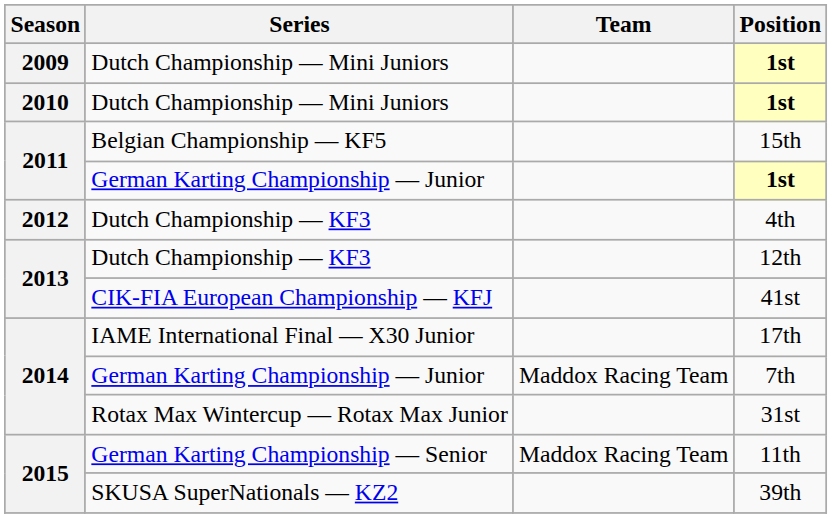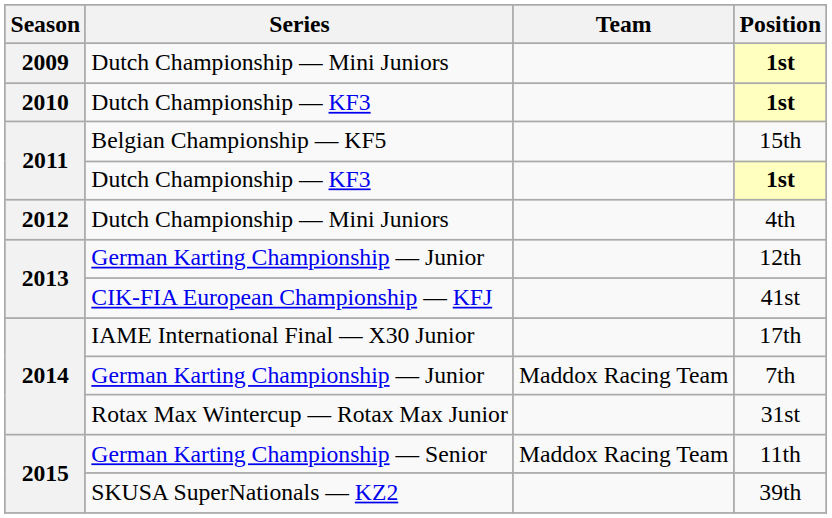(270, 101) Dutch Championship — Mini Juniors -> (231, 101) Dutch Championship — KF3
(288, 179) German Karting Championship — Junior -> (231, 179) Dutch Championship — KF3
(231, 218) Dutch Championship — KF3 -> (270, 218) Dutch Championship — Mini Juniors
(231, 257) Dutch Championship — KF3 -> (288, 257) German Karting Championship — Junior
